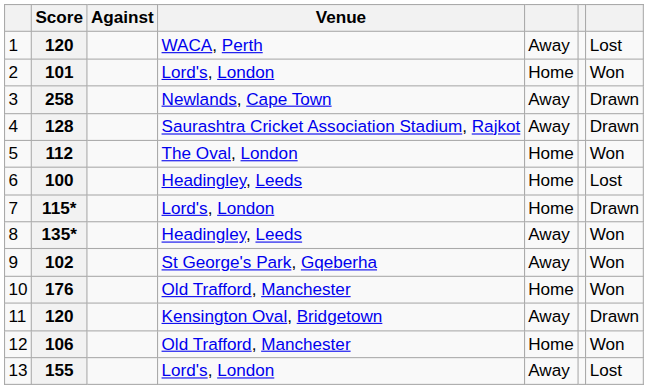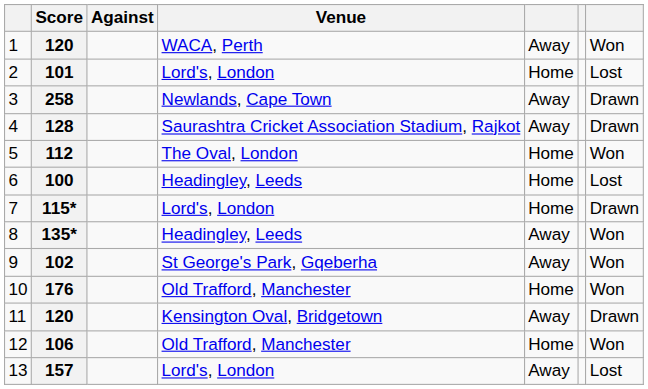(606, 45) Lost -> (607, 45) Won
(607, 72) Won -> (606, 72) Lost
(59, 371) 155 -> (59, 371) 157
